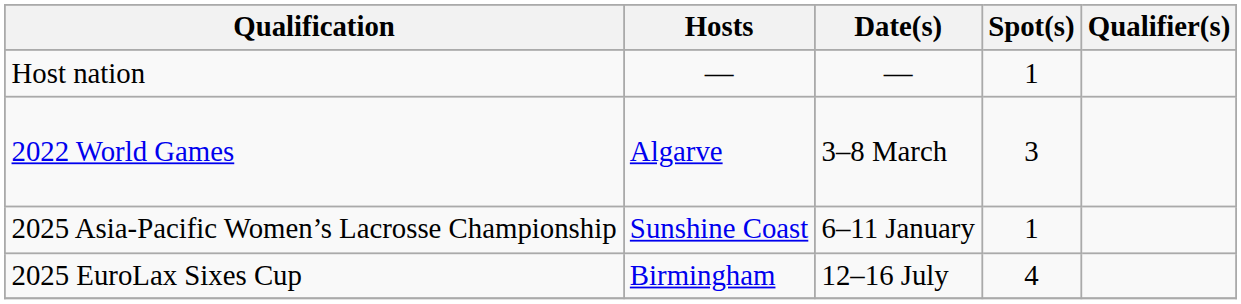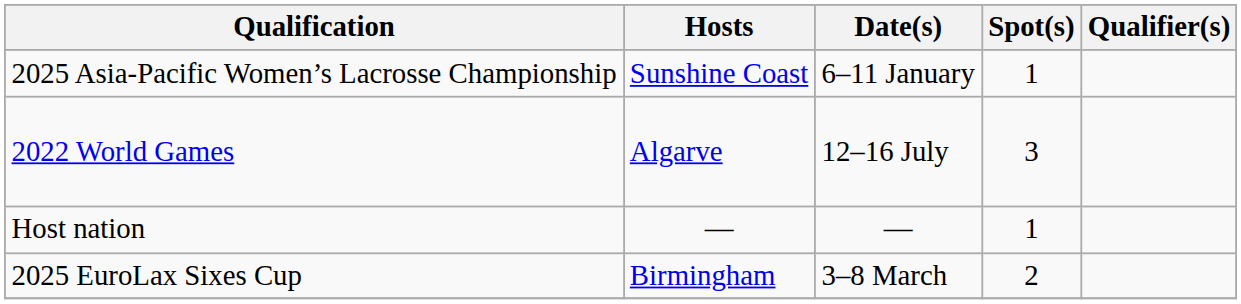rows swapped: (78, 73) <-> (314, 229)
(884, 151) 3–8 March -> (885, 151) 12–16 July
(885, 274) 12–16 July -> (884, 274) 3–8 March
(1031, 274) 4 -> (1031, 274) 2
